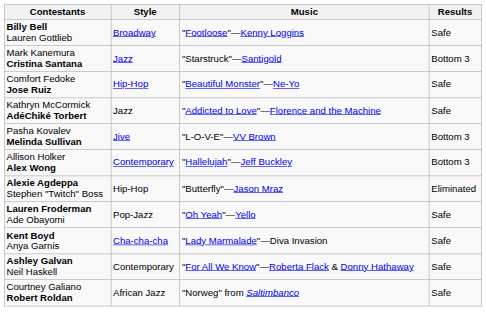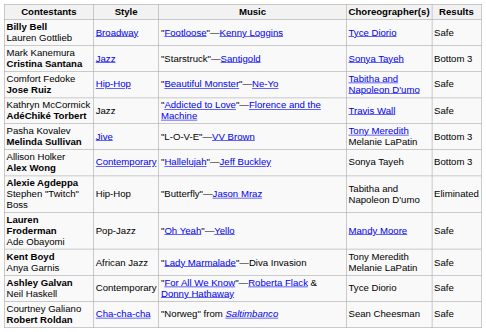+ column: (389, 12)
(140, 240) Cha-cha-cha -> (122, 262) African Jazz
(139, 292) African Jazz -> (123, 314) Cha-cha-cha
